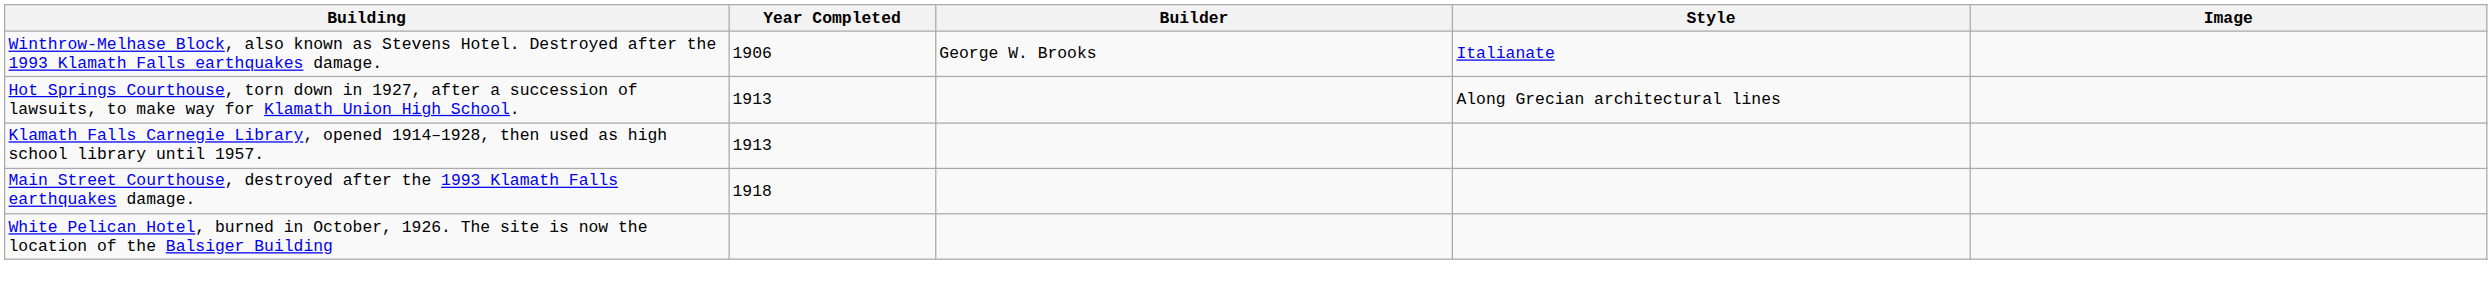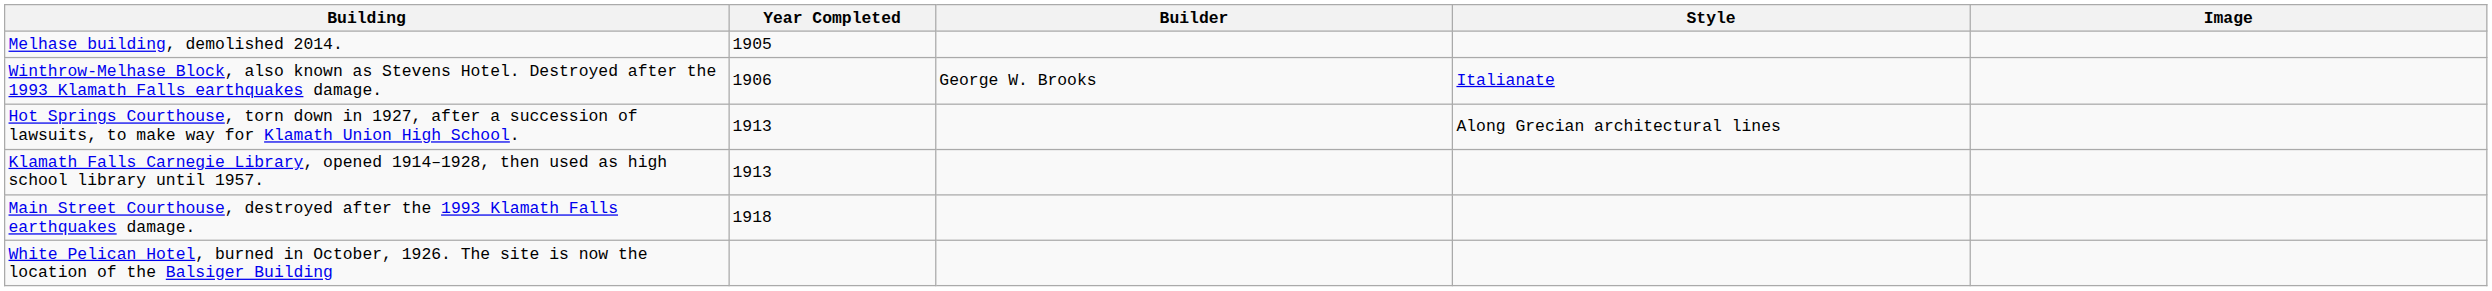+ row: (176, 45)
